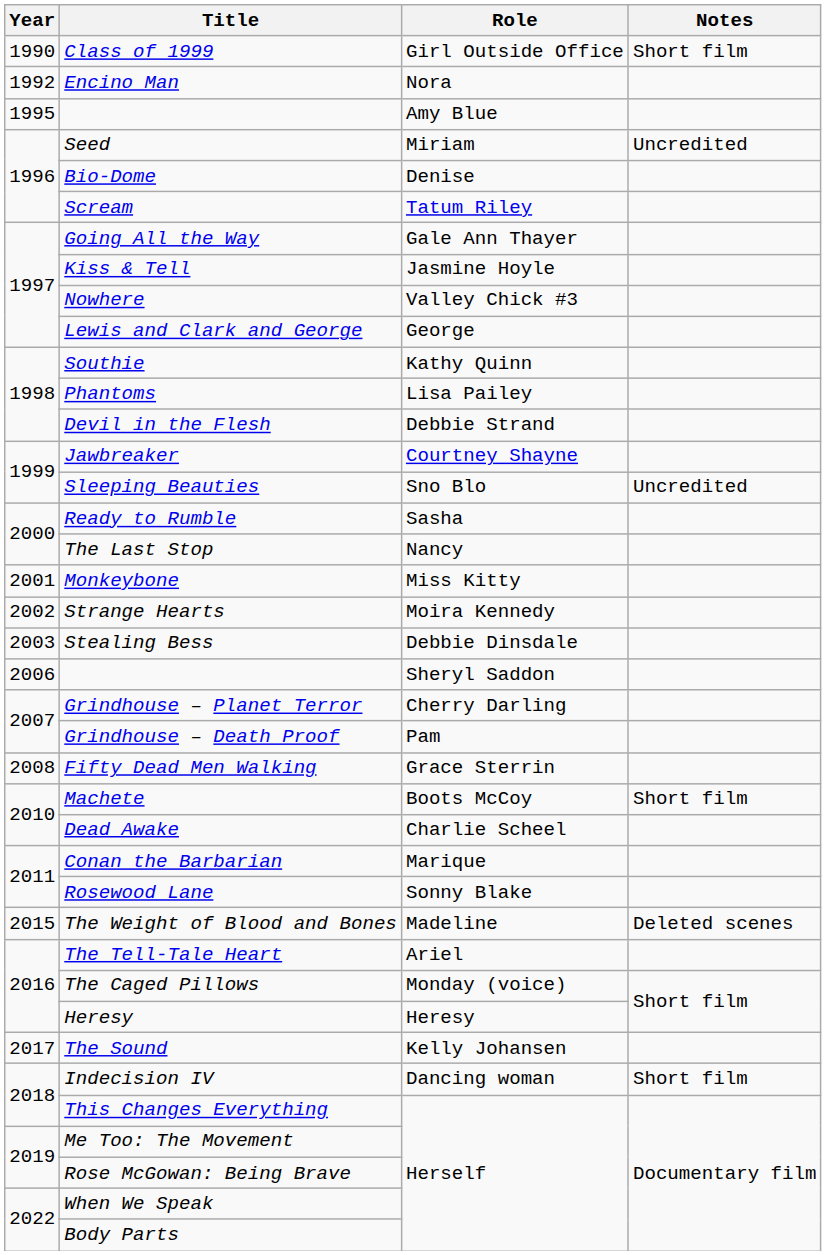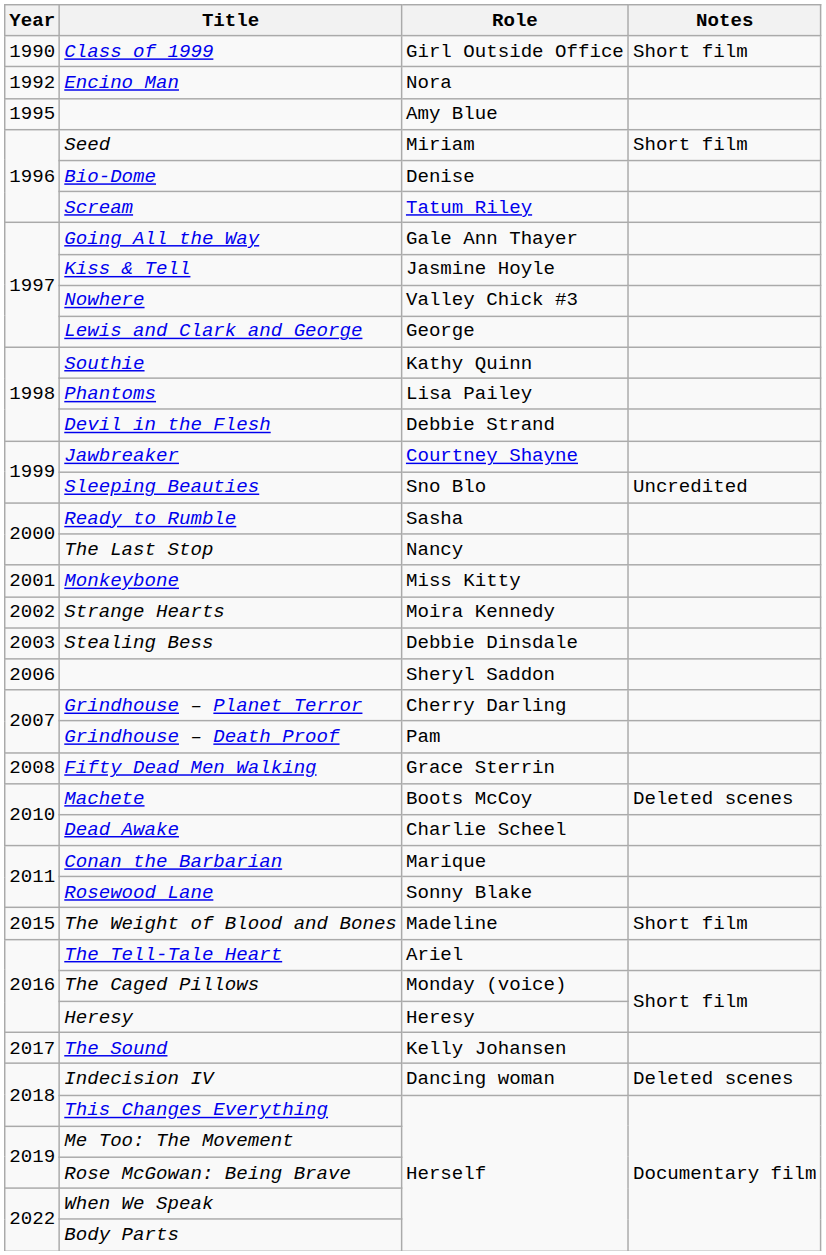(690, 145) Uncredited -> (690, 145) Short film
(690, 799) Short film -> (713, 799) Deleted scenes
(713, 924) Deleted scenes -> (690, 924) Short film
(690, 1079) Short film -> (713, 1079) Deleted scenes
